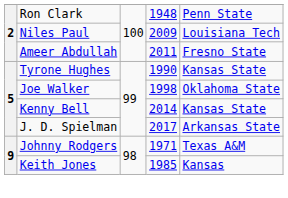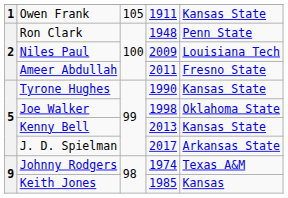+ row: (55, 14)
(163, 108) 2014 -> (163, 127) 2013
(163, 146) 1971 -> (163, 165) 1974
